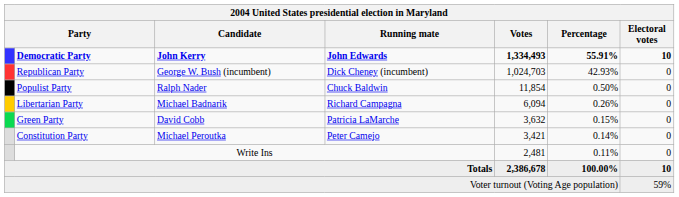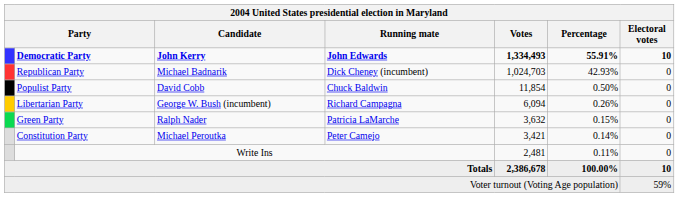(214, 72) George W. Bush (incumbent) -> (192, 72) Michael Badnarik
(182, 88) Ralph Nader -> (181, 88) David Cobb
(192, 104) Michael Badnarik -> (214, 104) George W. Bush (incumbent)
(181, 120) David Cobb -> (182, 120) Ralph Nader
